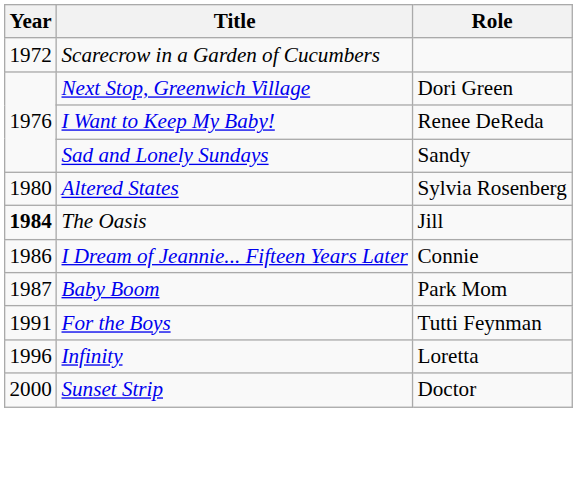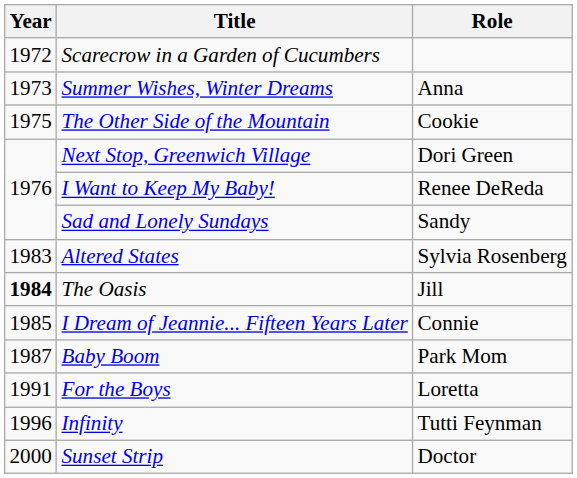+ row: (197, 88)
+ row: (196, 121)
(31, 188) 1980 -> (31, 255) 1983
(31, 255) 1986 -> (31, 322) 1985
(480, 322) Tutti Feynman -> (448, 389) Loretta
(448, 356) Loretta -> (480, 423) Tutti Feynman
